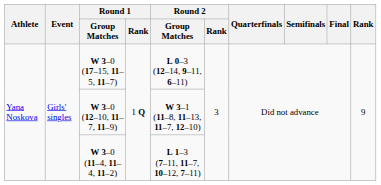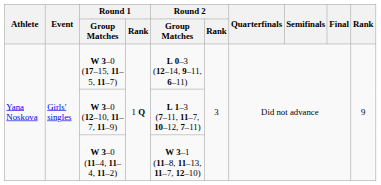(177, 117) W 3–1 (11–8, 11–13, 11–7, 12–10) -> (177, 117) L 1–3 (7–11, 11–7, 10–12, 7–11)
(177, 163) L 1–3 (7–11, 11–7, 10–12, 7–11) -> (177, 163) W 3–1 (11–8, 11–13, 11–7, 12–10)
